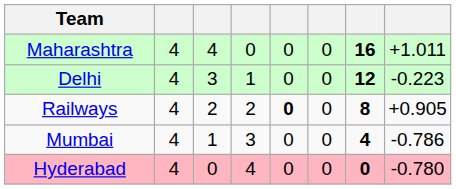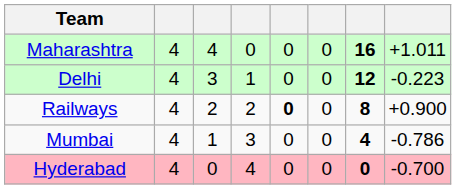(418, 109) +0.905 -> (418, 109) +0.900
(418, 169) -0.780 -> (418, 169) -0.700
